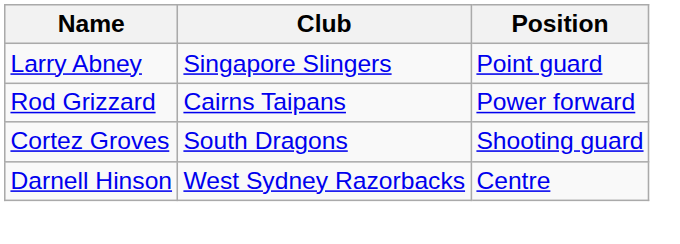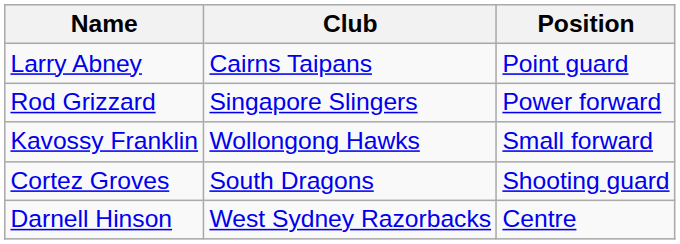(288, 63) Singapore Slingers -> (291, 63) Cairns Taipans
(265, 102) Cairns Taipans -> (314, 102) Singapore Slingers
+ row: (104, 141)
